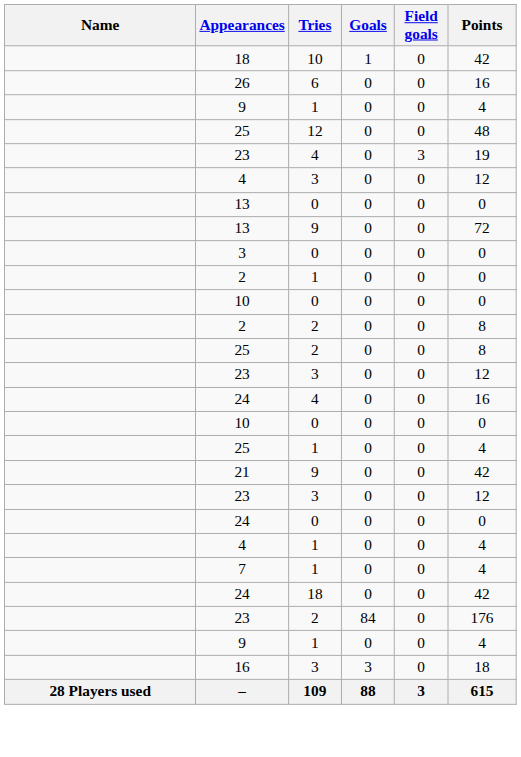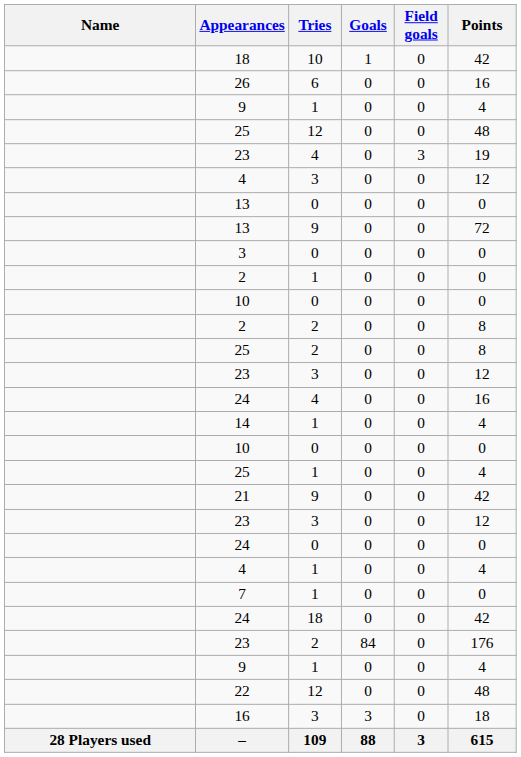+ row: (242, 423)
(482, 569) 4 -> (482, 594) 0
+ row: (242, 691)
